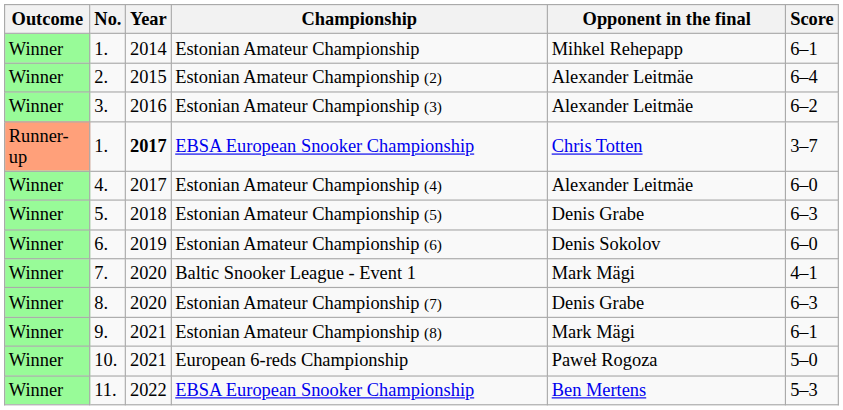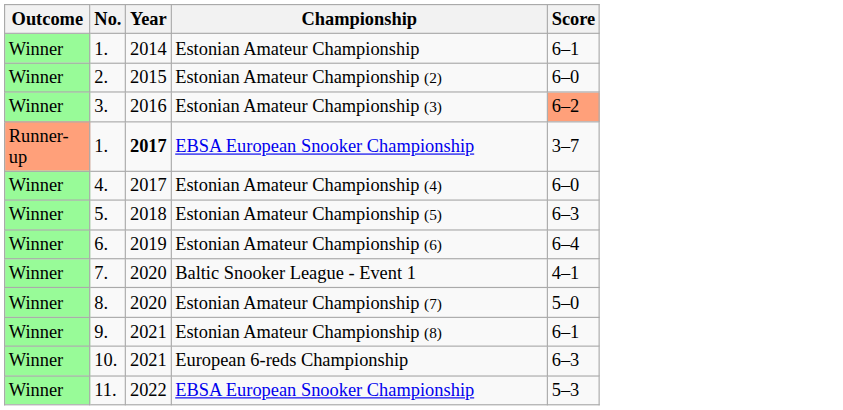- column: (667, 19)
(804, 77) 6–4 -> (565, 77) 6–0
(804, 106) no background -> (565, 106) lightsalmon background
(804, 244) 6–0 -> (565, 244) 6–4
(804, 302) 6–3 -> (565, 302) 5–0
(804, 360) 5–0 -> (565, 360) 6–3
